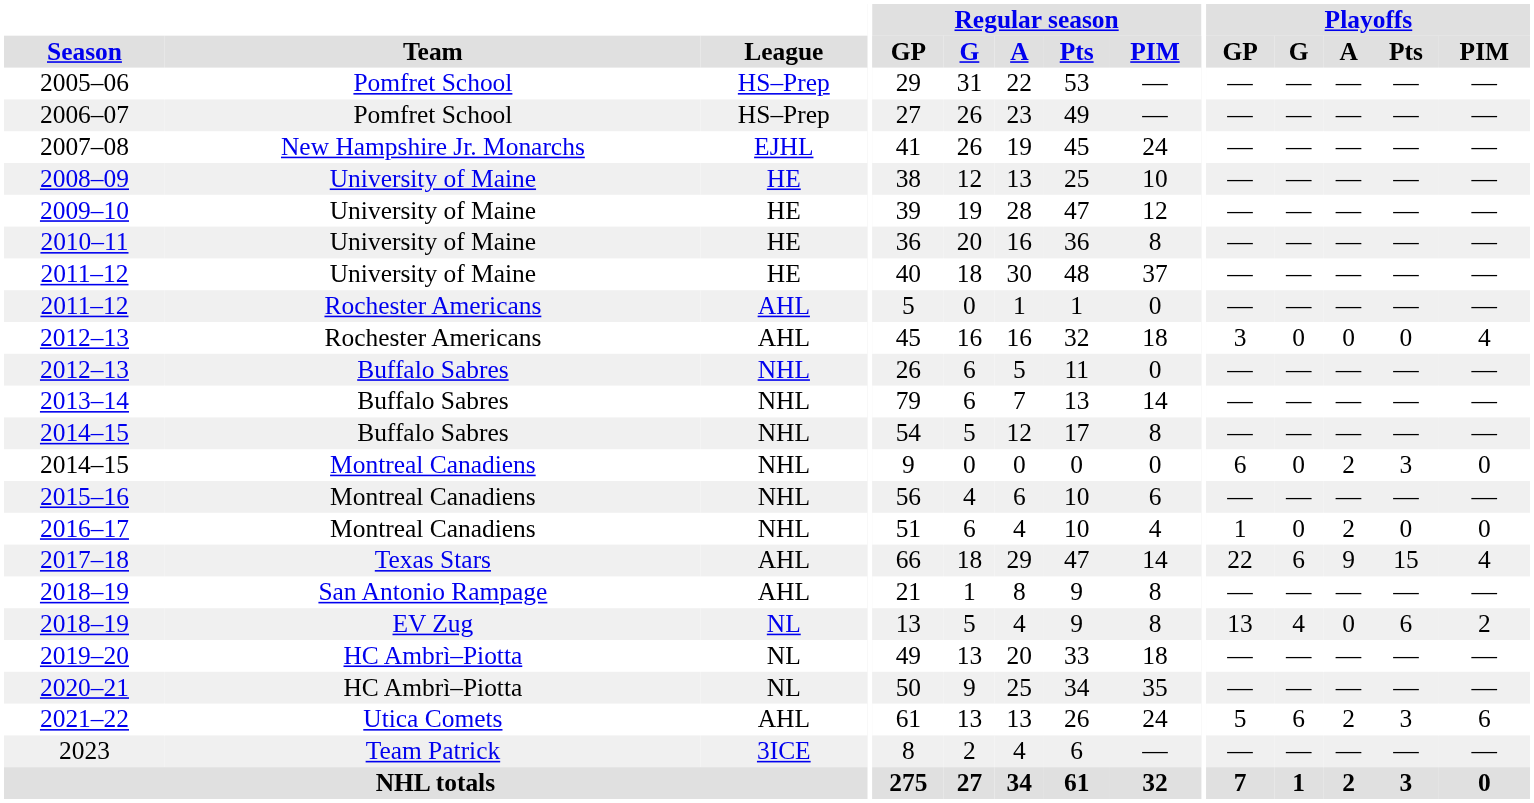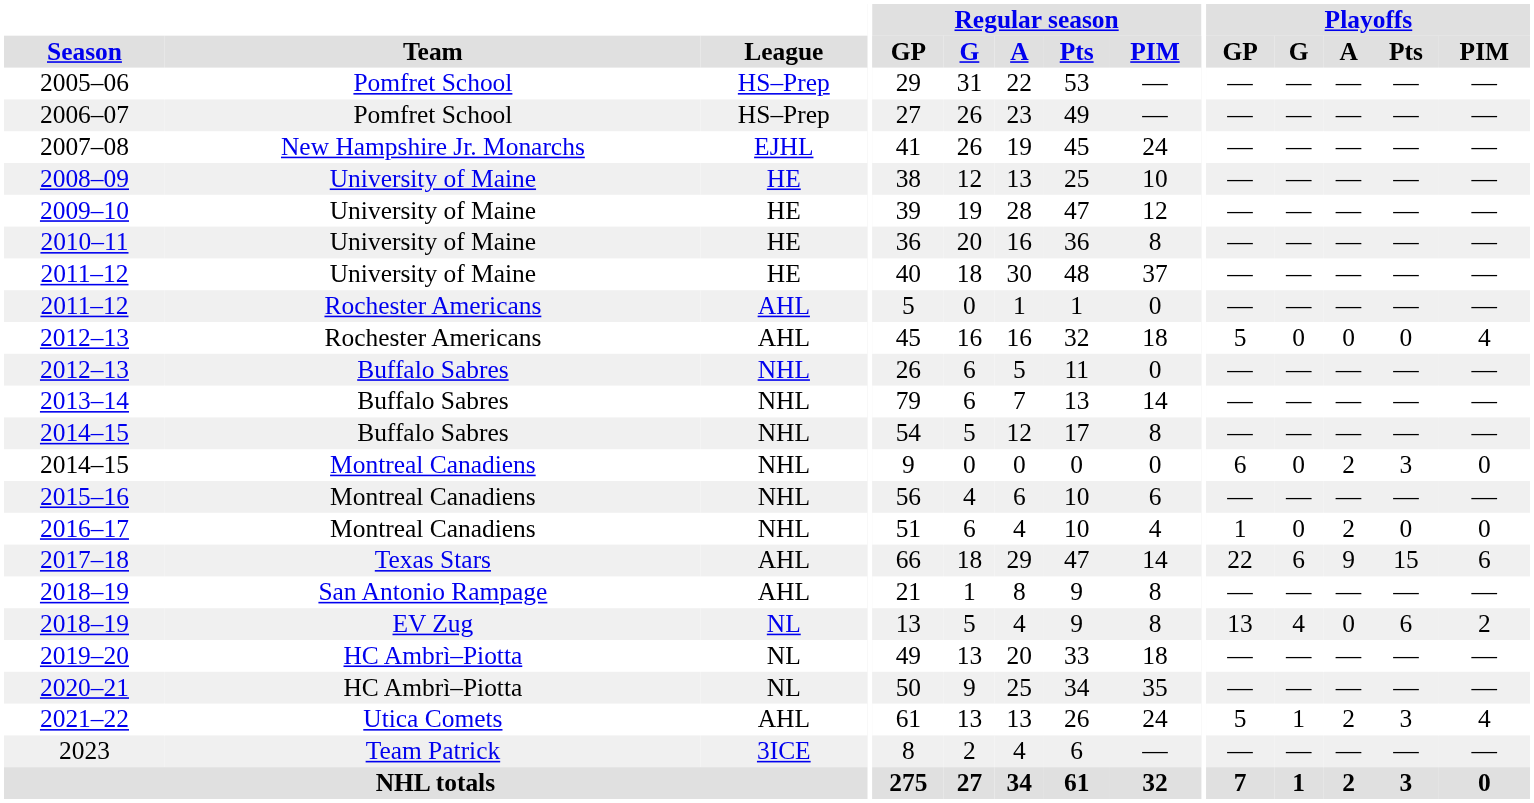(1240, 337) 3 -> (1240, 337) 5
(1484, 560) 4 -> (1484, 560) 6
(1299, 719) 6 -> (1299, 719) 1
(1484, 719) 6 -> (1484, 719) 4
